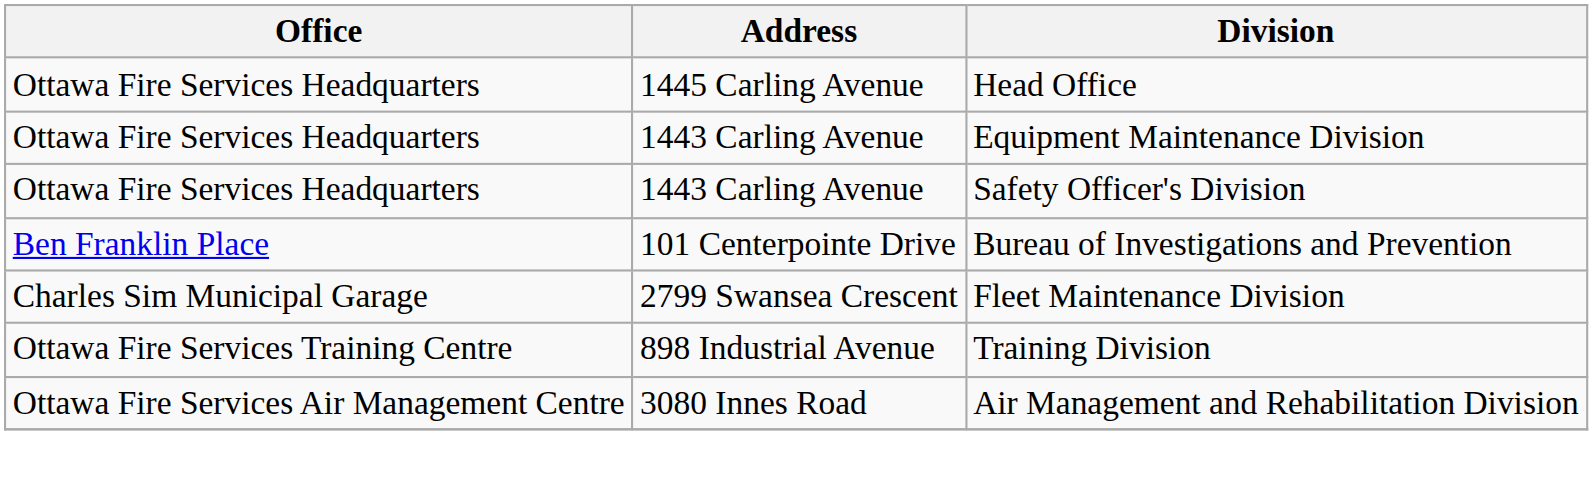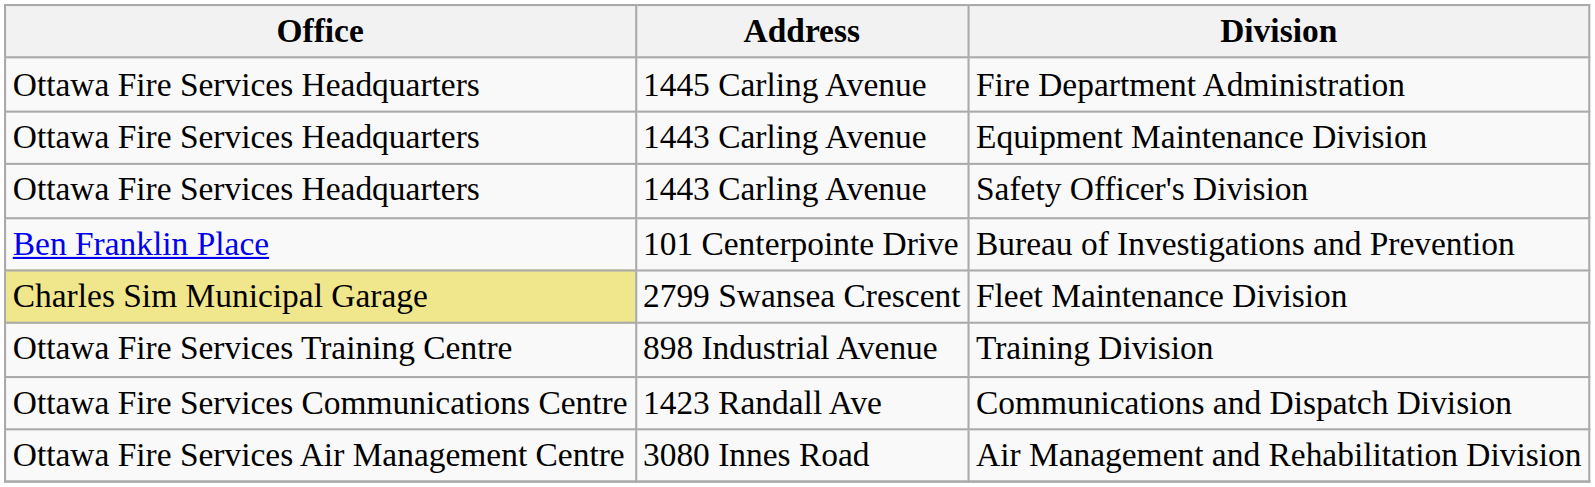- row: (1055, 84)
+ row: (1191, 84)
(220, 296) no background -> (220, 296) khaki background
+ row: (1244, 402)
